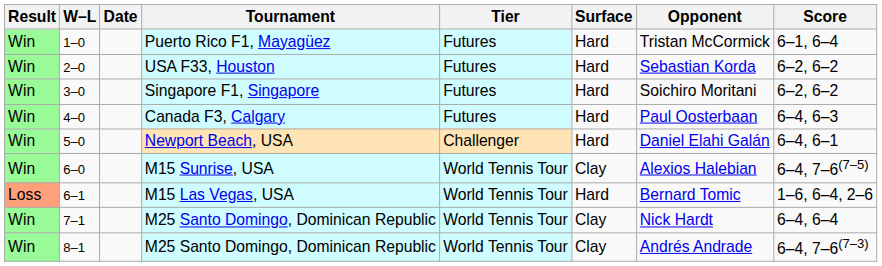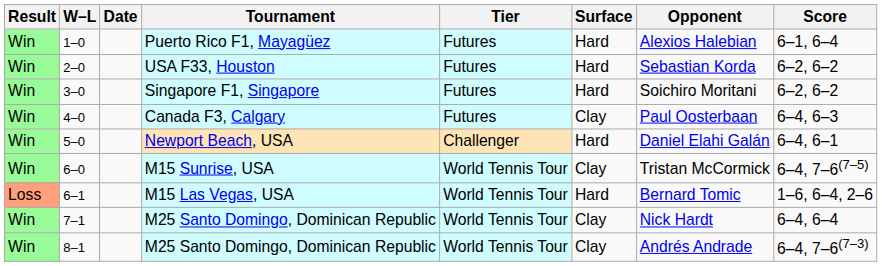(705, 41) Tristan McCormick -> (698, 41) Alexios Halebian
(592, 116) Hard -> (591, 116) Clay
(698, 168) Alexios Halebian -> (705, 168) Tristan McCormick
